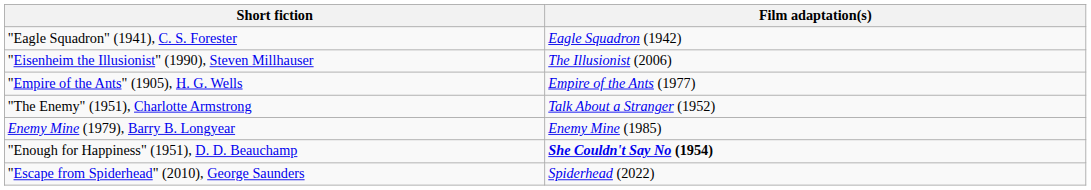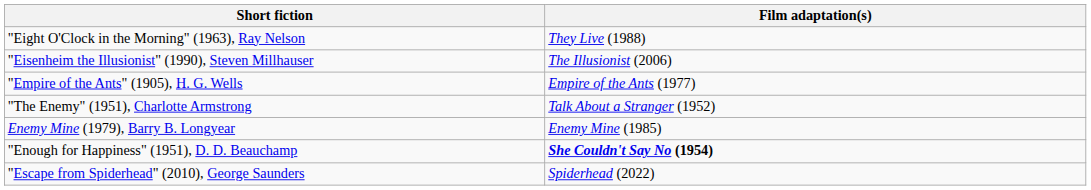- row: (122, 38)
+ row: (156, 38)
